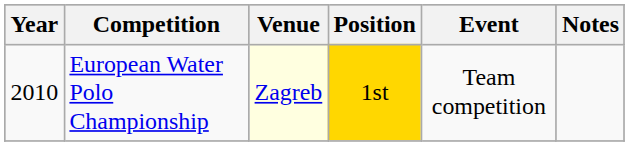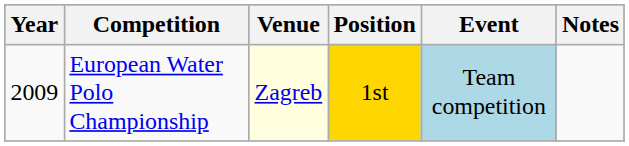(34, 92) 2010 -> (34, 92) 2009
(489, 92) no background -> (489, 92) lightblue background
